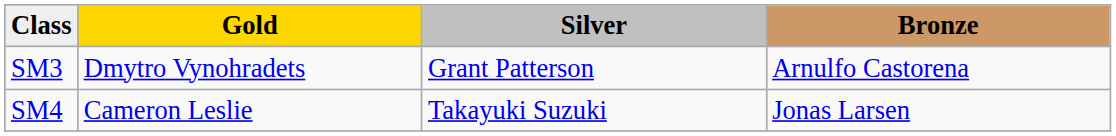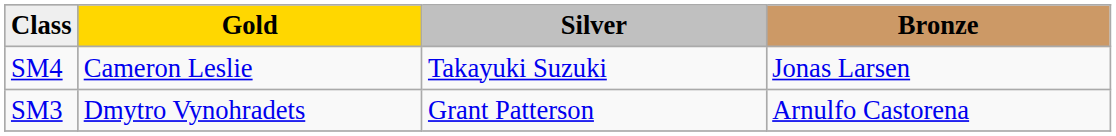rows swapped: (37, 67) <-> (37, 109)
